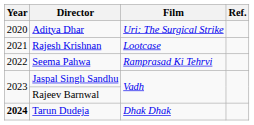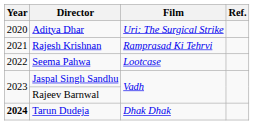(142, 45) Lootcase -> (168, 45) Ramprasad Ki Tehrvi
(168, 62) Ramprasad Ki Tehrvi -> (142, 62) Lootcase
